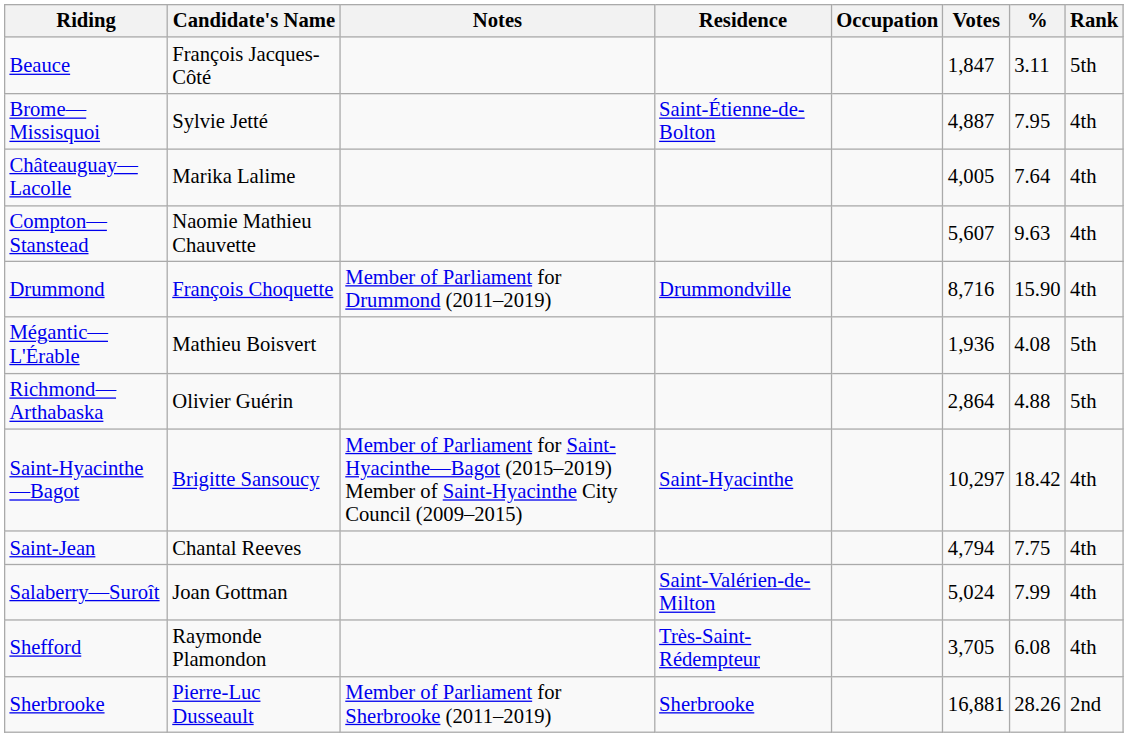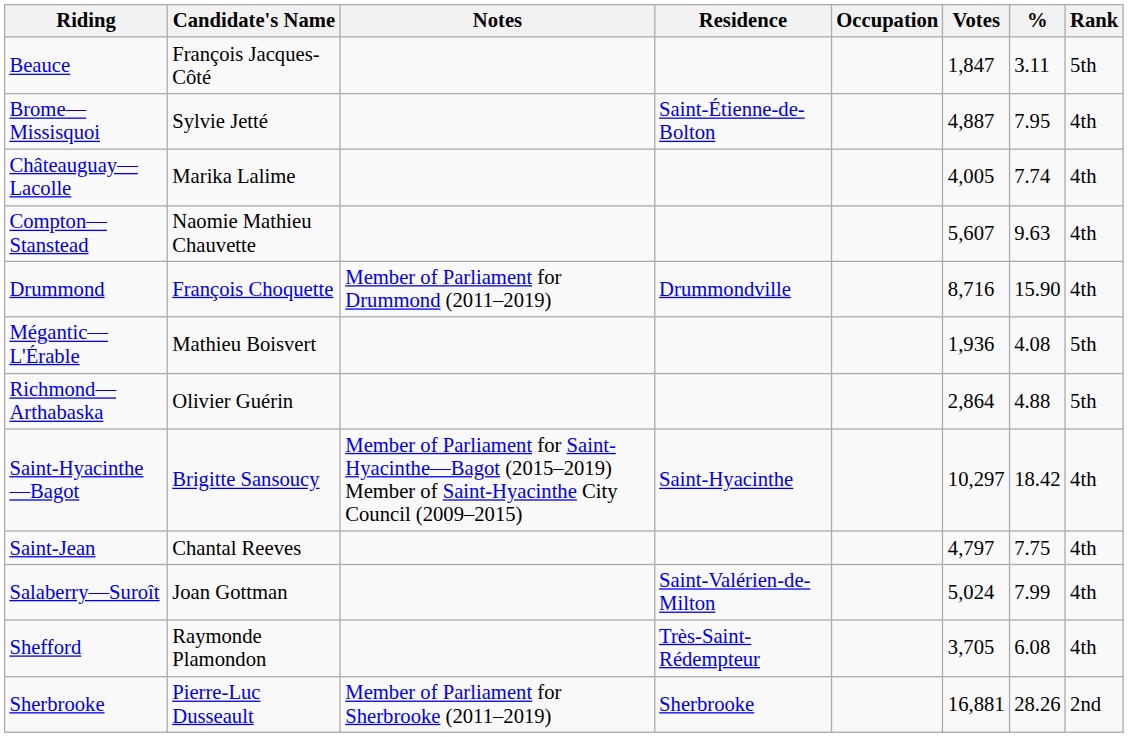(1032, 177) 7.64 -> (1032, 177) 7.74
(971, 547) 4,794 -> (971, 547) 4,797
